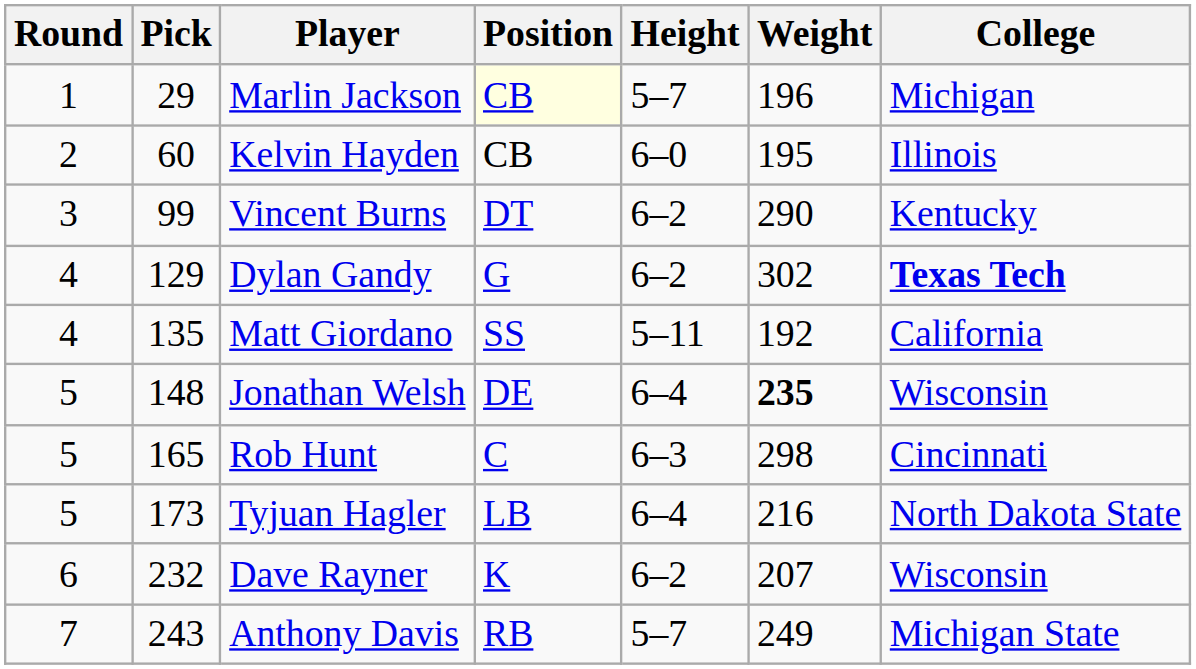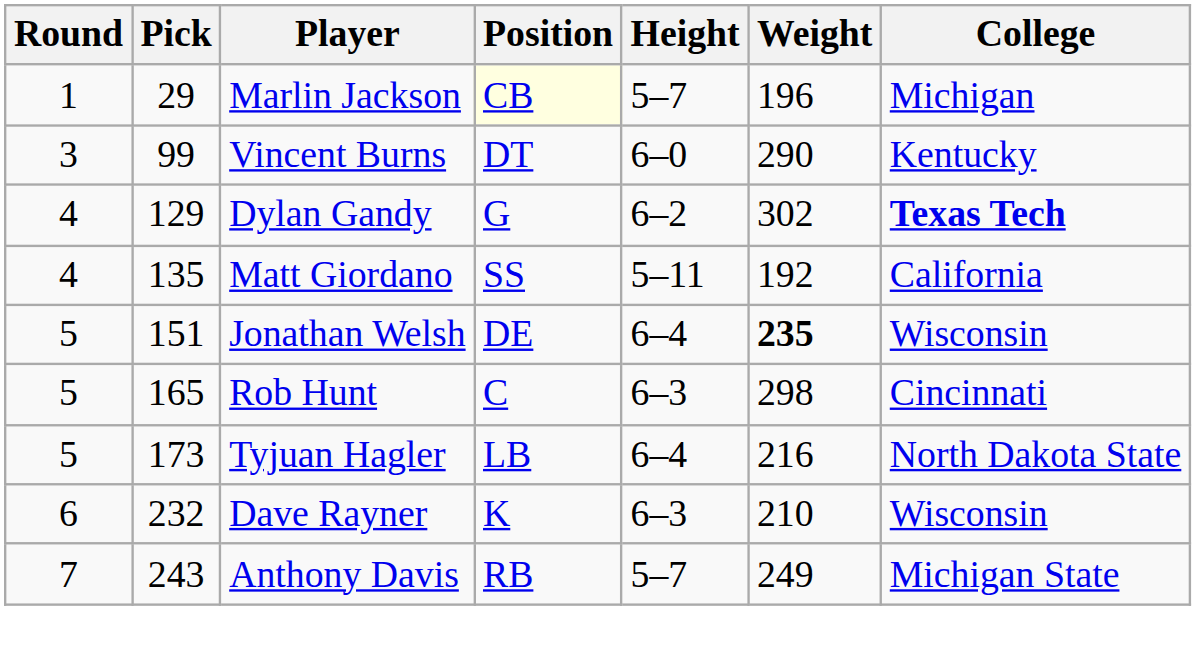- row: (344, 154)
(659, 214) 6–2 -> (659, 154) 6–0
(176, 393) 148 -> (176, 333) 151
(659, 573) 6–2 -> (659, 513) 6–3
(785, 573) 207 -> (785, 513) 210
